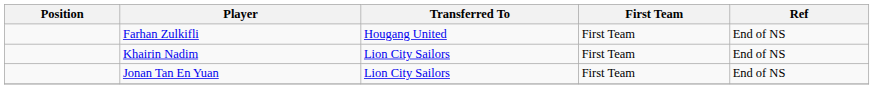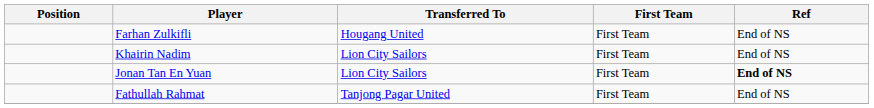(759, 73) normal -> (764, 73) bold
+ row: (160, 93)
